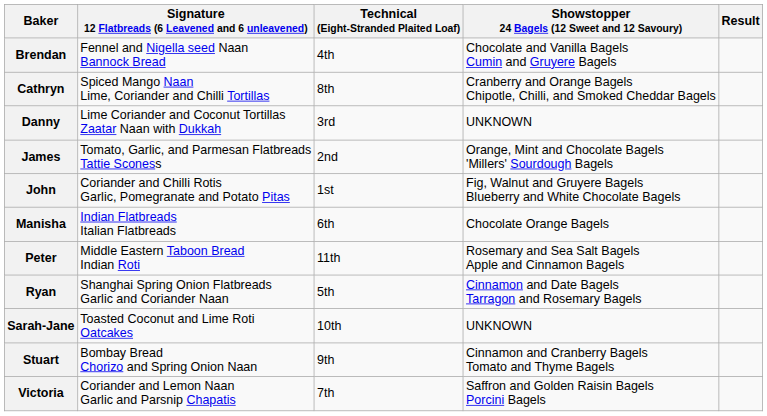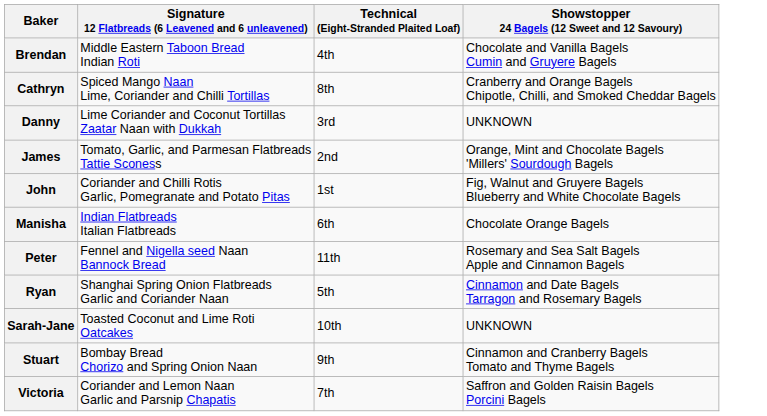- column: (741, 21)
(164, 55) Fennel and Nigella seed Naan Bannock Bread -> (162, 55) Middle Eastern Taboon Bread Indian Roti
(162, 258) Middle Eastern Taboon Bread Indian Roti -> (164, 258) Fennel and Nigella seed Naan Bannock Bread
